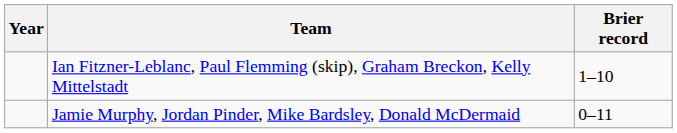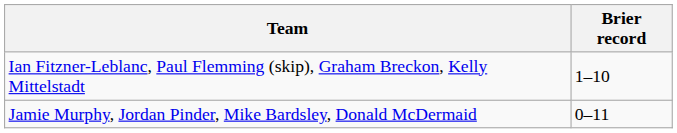- column: (26, 28)
